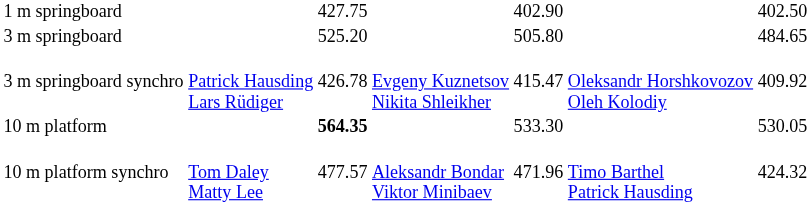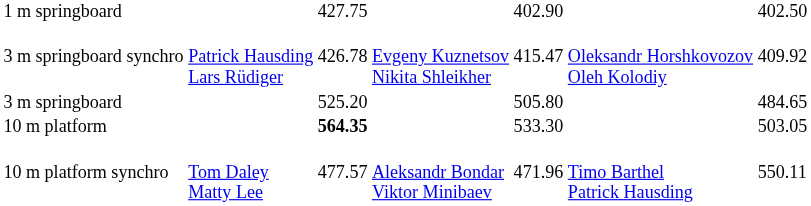rows swapped: (63, 36) <-> (94, 81)
(782, 126) 530.05 -> (782, 126) 503.05
(782, 171) 424.32 -> (782, 171) 550.11
